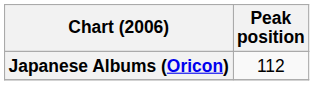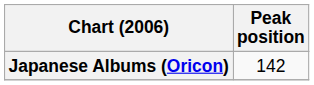(271, 65) 112 -> (271, 65) 142
